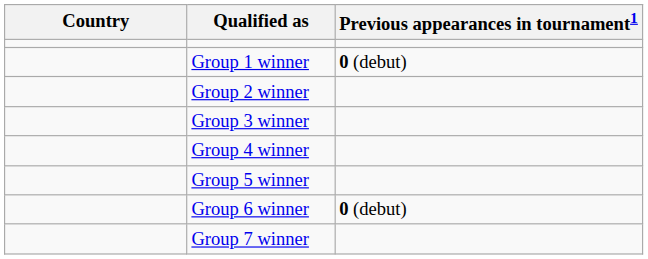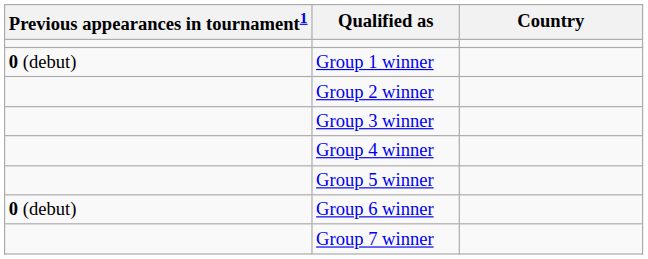columns swapped: (96, 21) <-> (489, 21)
